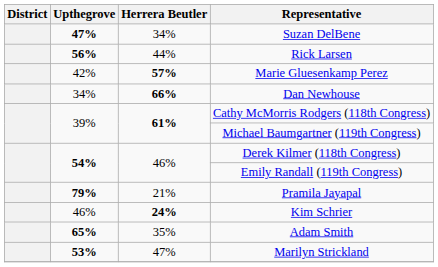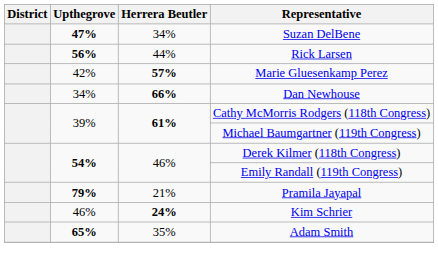- row: (322, 251)
